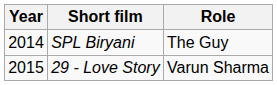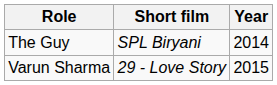columns swapped: (26, 17) <-> (218, 17)
